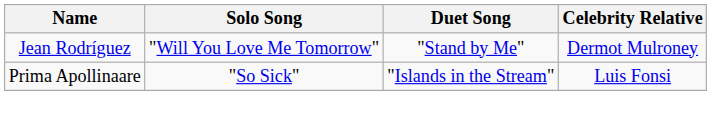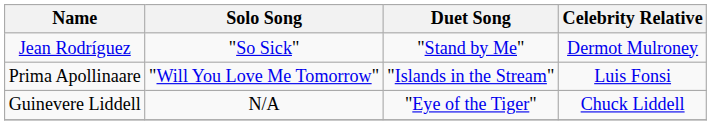(264, 47) "Will You Love Me Tomorrow" -> (264, 47) "So Sick"
(264, 76) "So Sick" -> (264, 76) "Will You Love Me Tomorrow"
+ row: (75, 104)
